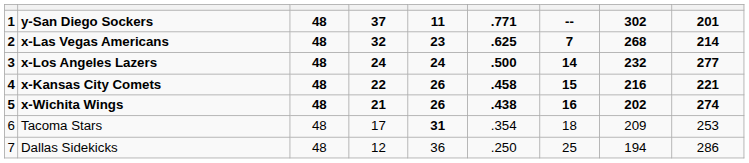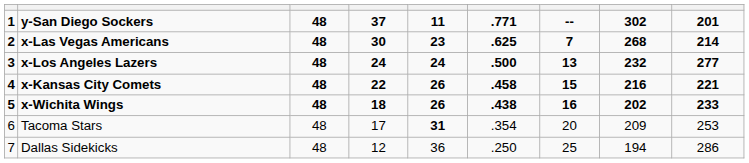(379, 42) 32 -> (379, 42) 30
(570, 63) 14 -> (570, 63) 13
(379, 105) 21 -> (379, 105) 18
(708, 105) 274 -> (708, 105) 233
(570, 126) 18 -> (570, 126) 20
